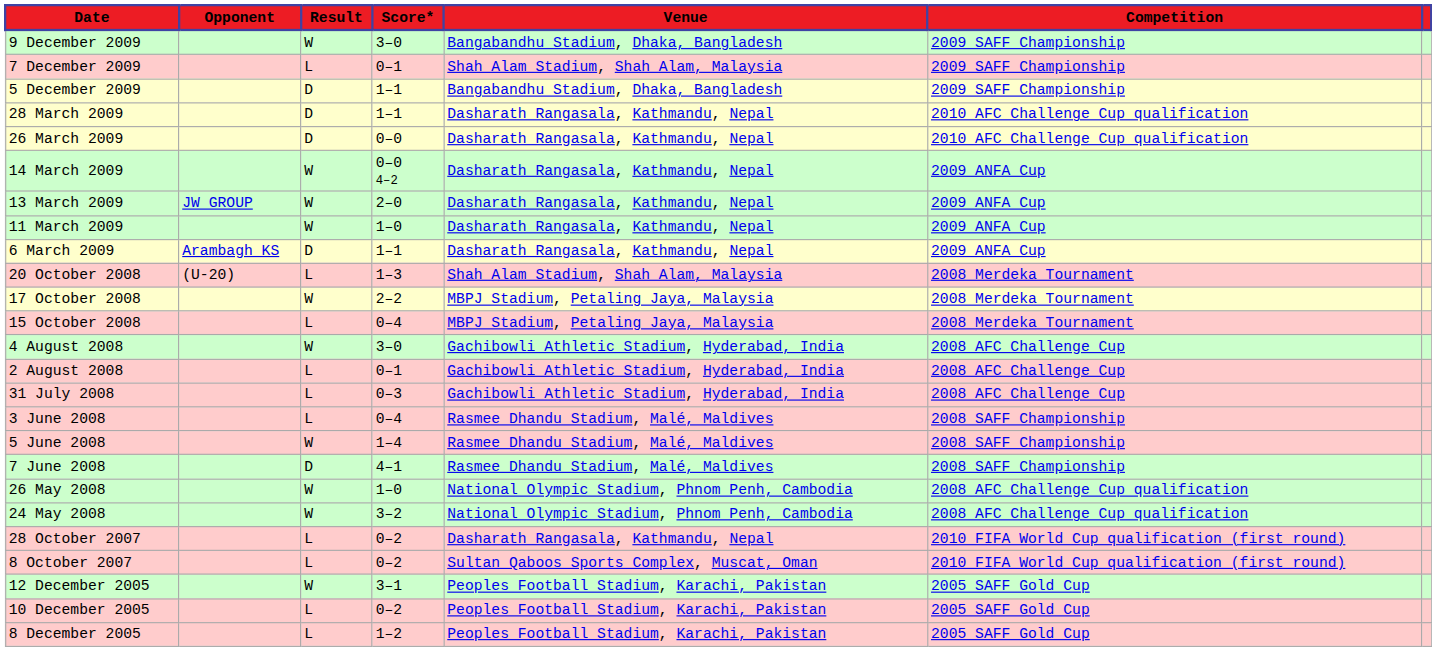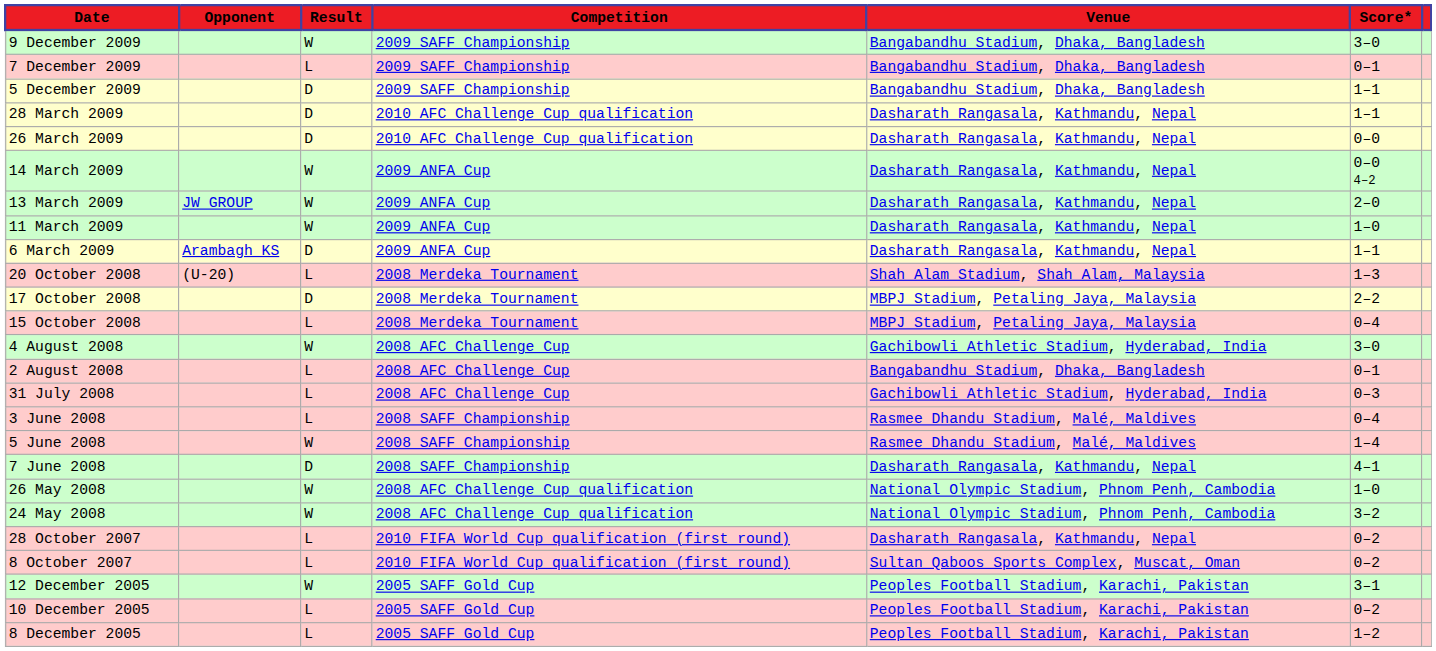columns swapped: (408, 18) <-> (1175, 18)
(615, 67) Shah Alam Stadium, Shah Alam, Malaysia -> (1037, 67) Bangabandhu Stadium, Dhaka, Bangladesh
(309, 299) W -> (309, 299) D
(646, 371) Gachibowli Athletic Stadium, Hyderabad, India -> (1037, 371) Bangabandhu Stadium, Dhaka, Bangladesh
(610, 467) Rasmee Dhandu Stadium, Malé, Maldives -> (1033, 467) Dasharath Rangasala, Kathmandu, Nepal
